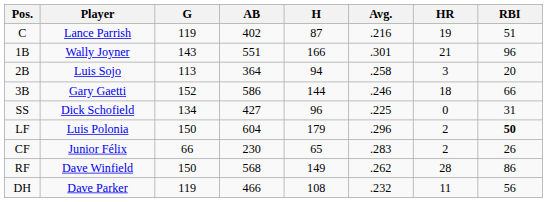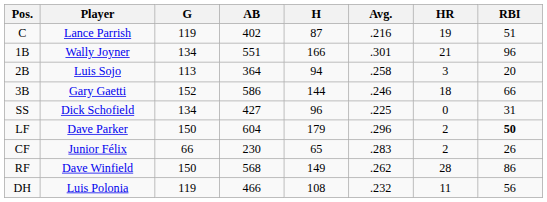(187, 52) 143 -> (187, 52) 134
(98, 129) Luis Polonia -> (98, 129) Dave Parker
(98, 187) Dave Parker -> (98, 187) Luis Polonia
